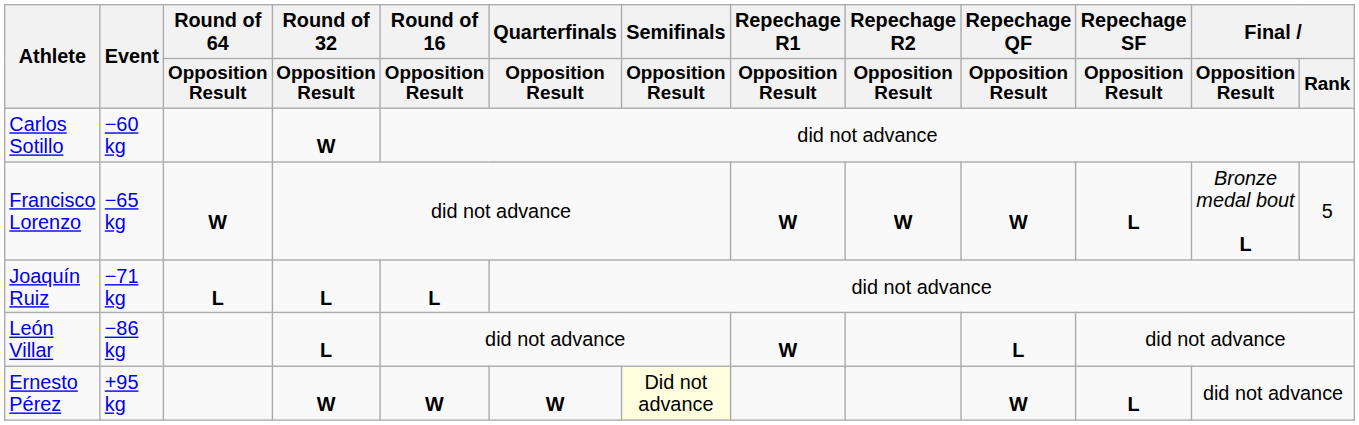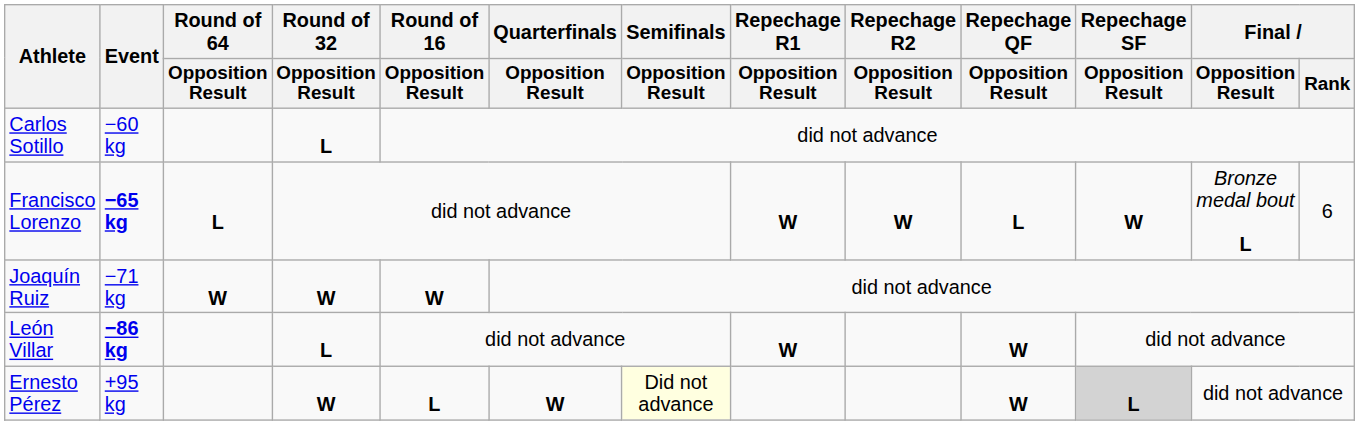(326, 147) W -> (326, 147) L
(122, 211) normal -> (122, 211) bold
(218, 222) W -> (218, 222) L
(1018, 222) W -> (1018, 222) L
(1134, 222) L -> (1134, 222) W
(1327, 211) 5 -> (1327, 211) 6
(218, 298) L -> (218, 298) W
(326, 298) L -> (326, 298) W
(434, 298) L -> (434, 298) W
(122, 340) normal -> (122, 340) bold
(1018, 351) L -> (1018, 351) W
(434, 405) W -> (434, 405) L
(1134, 405) no background -> (1134, 405) lightgrey background
